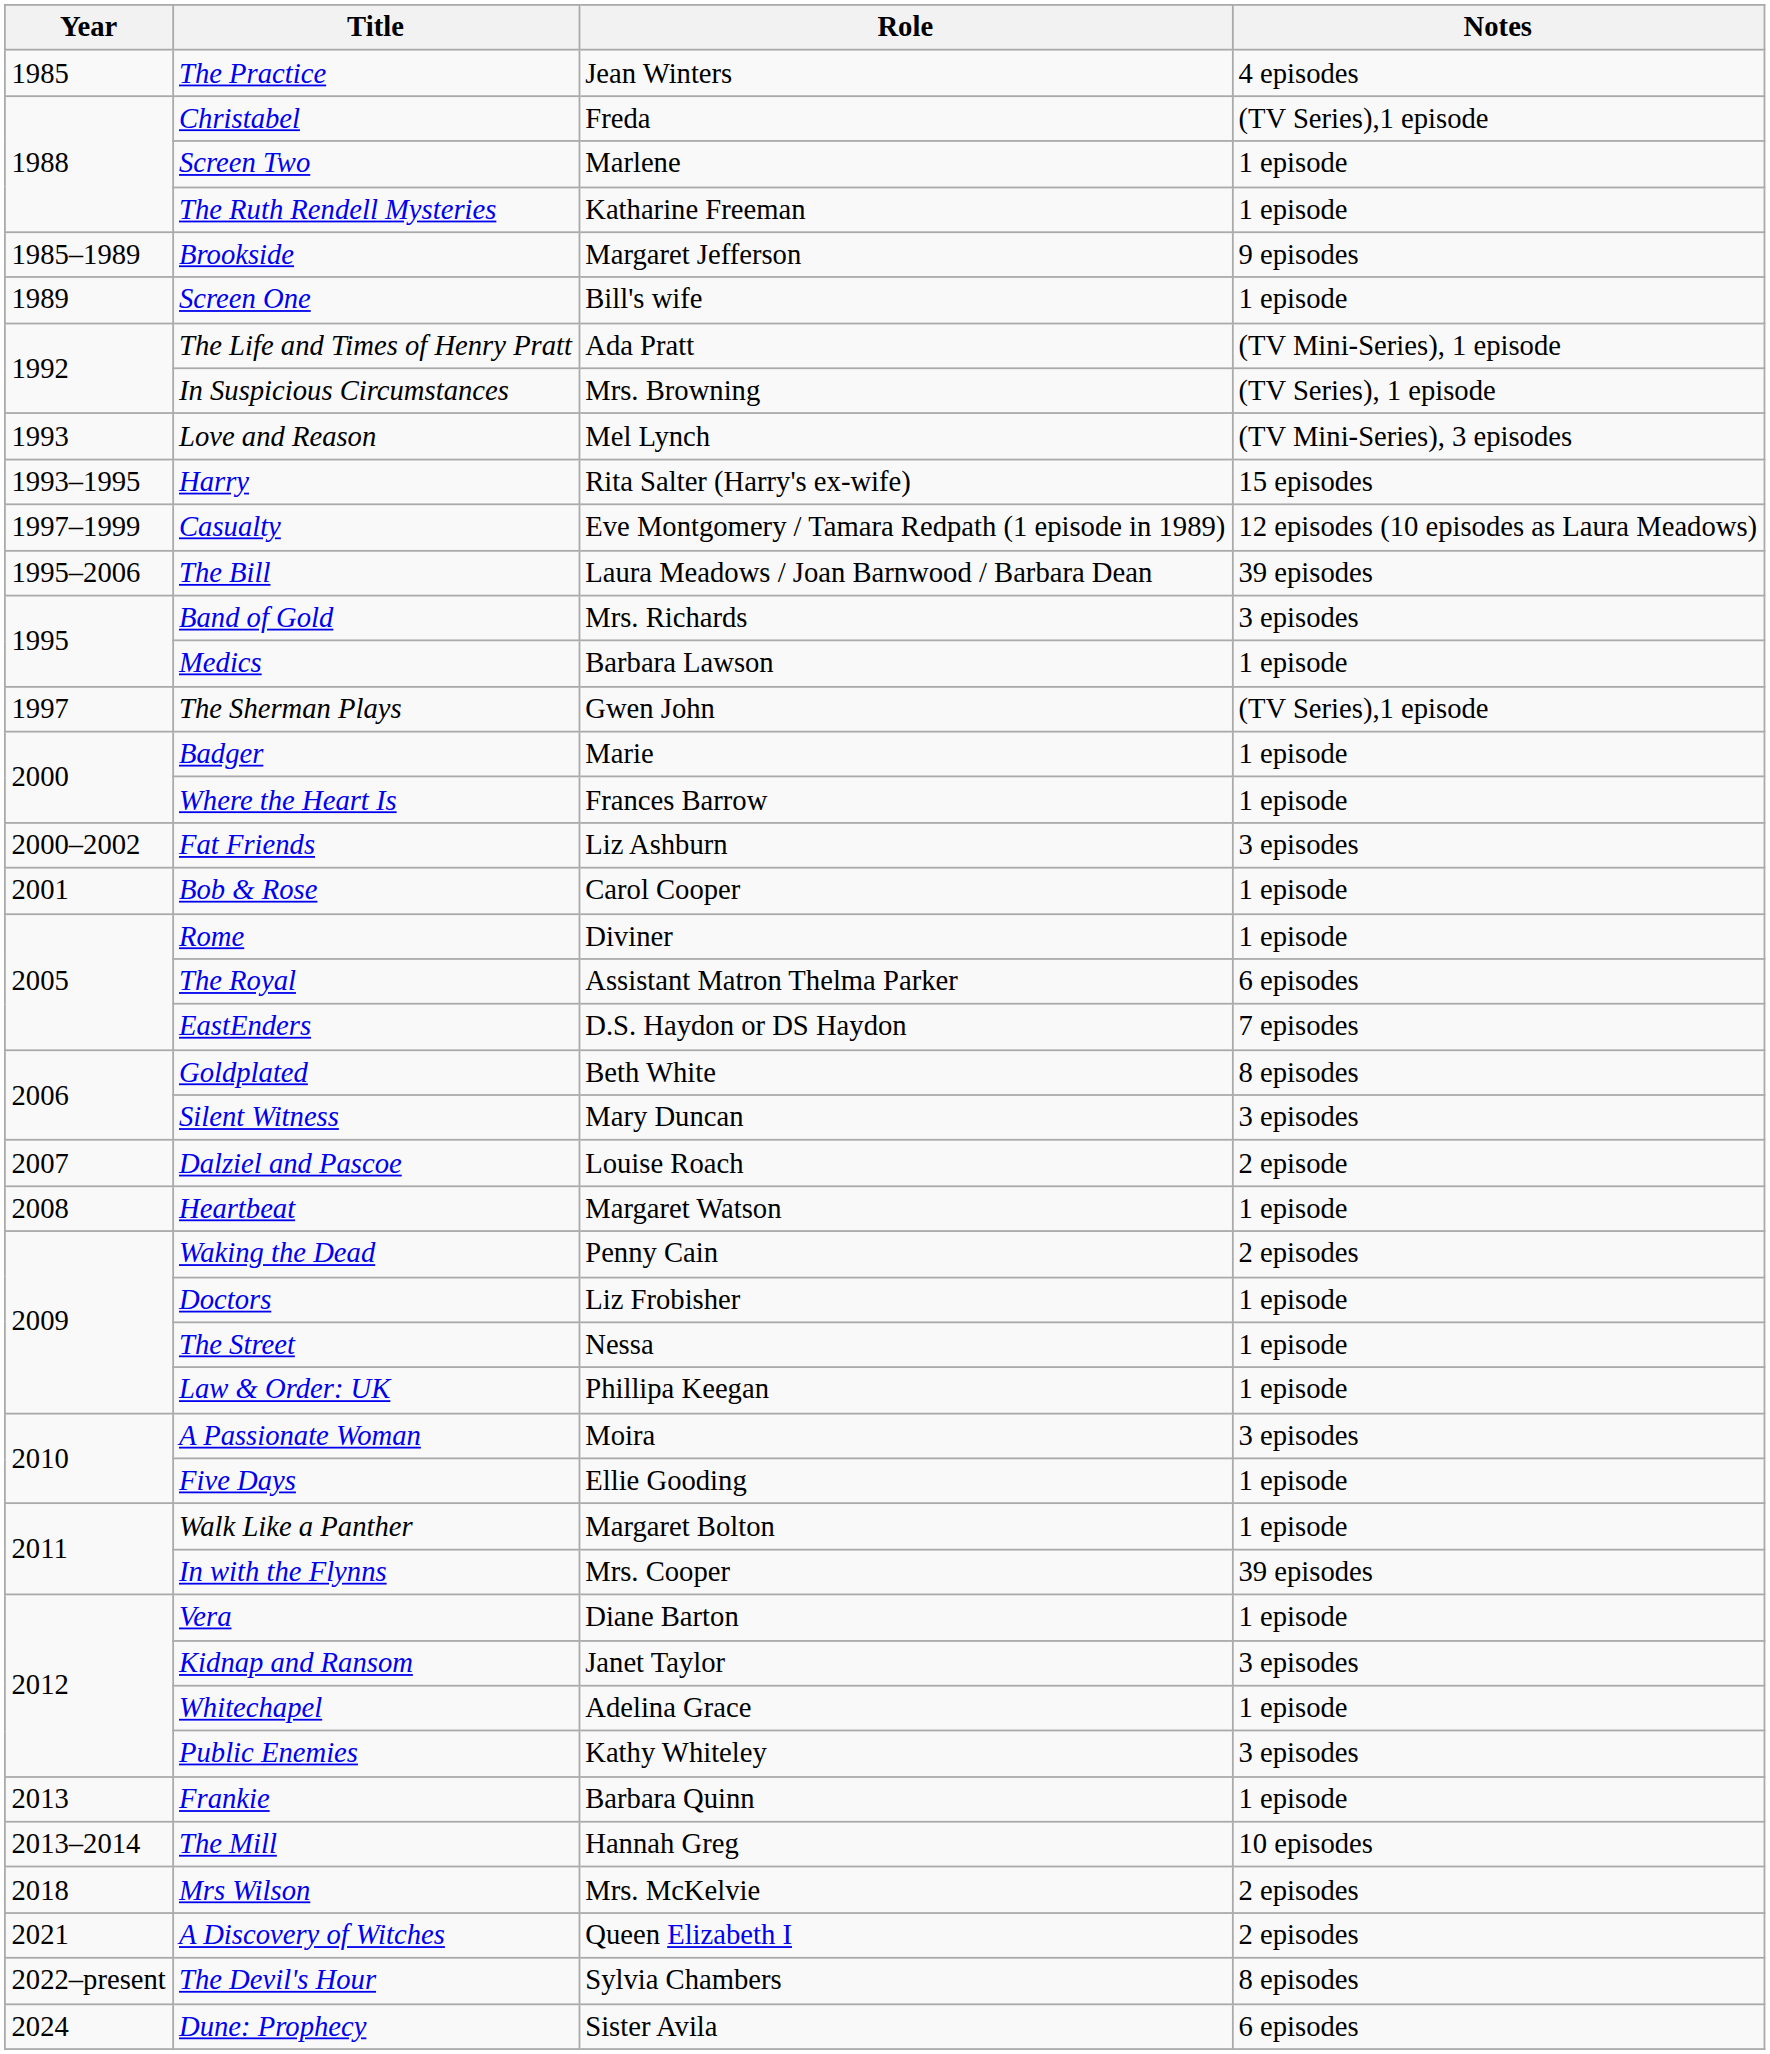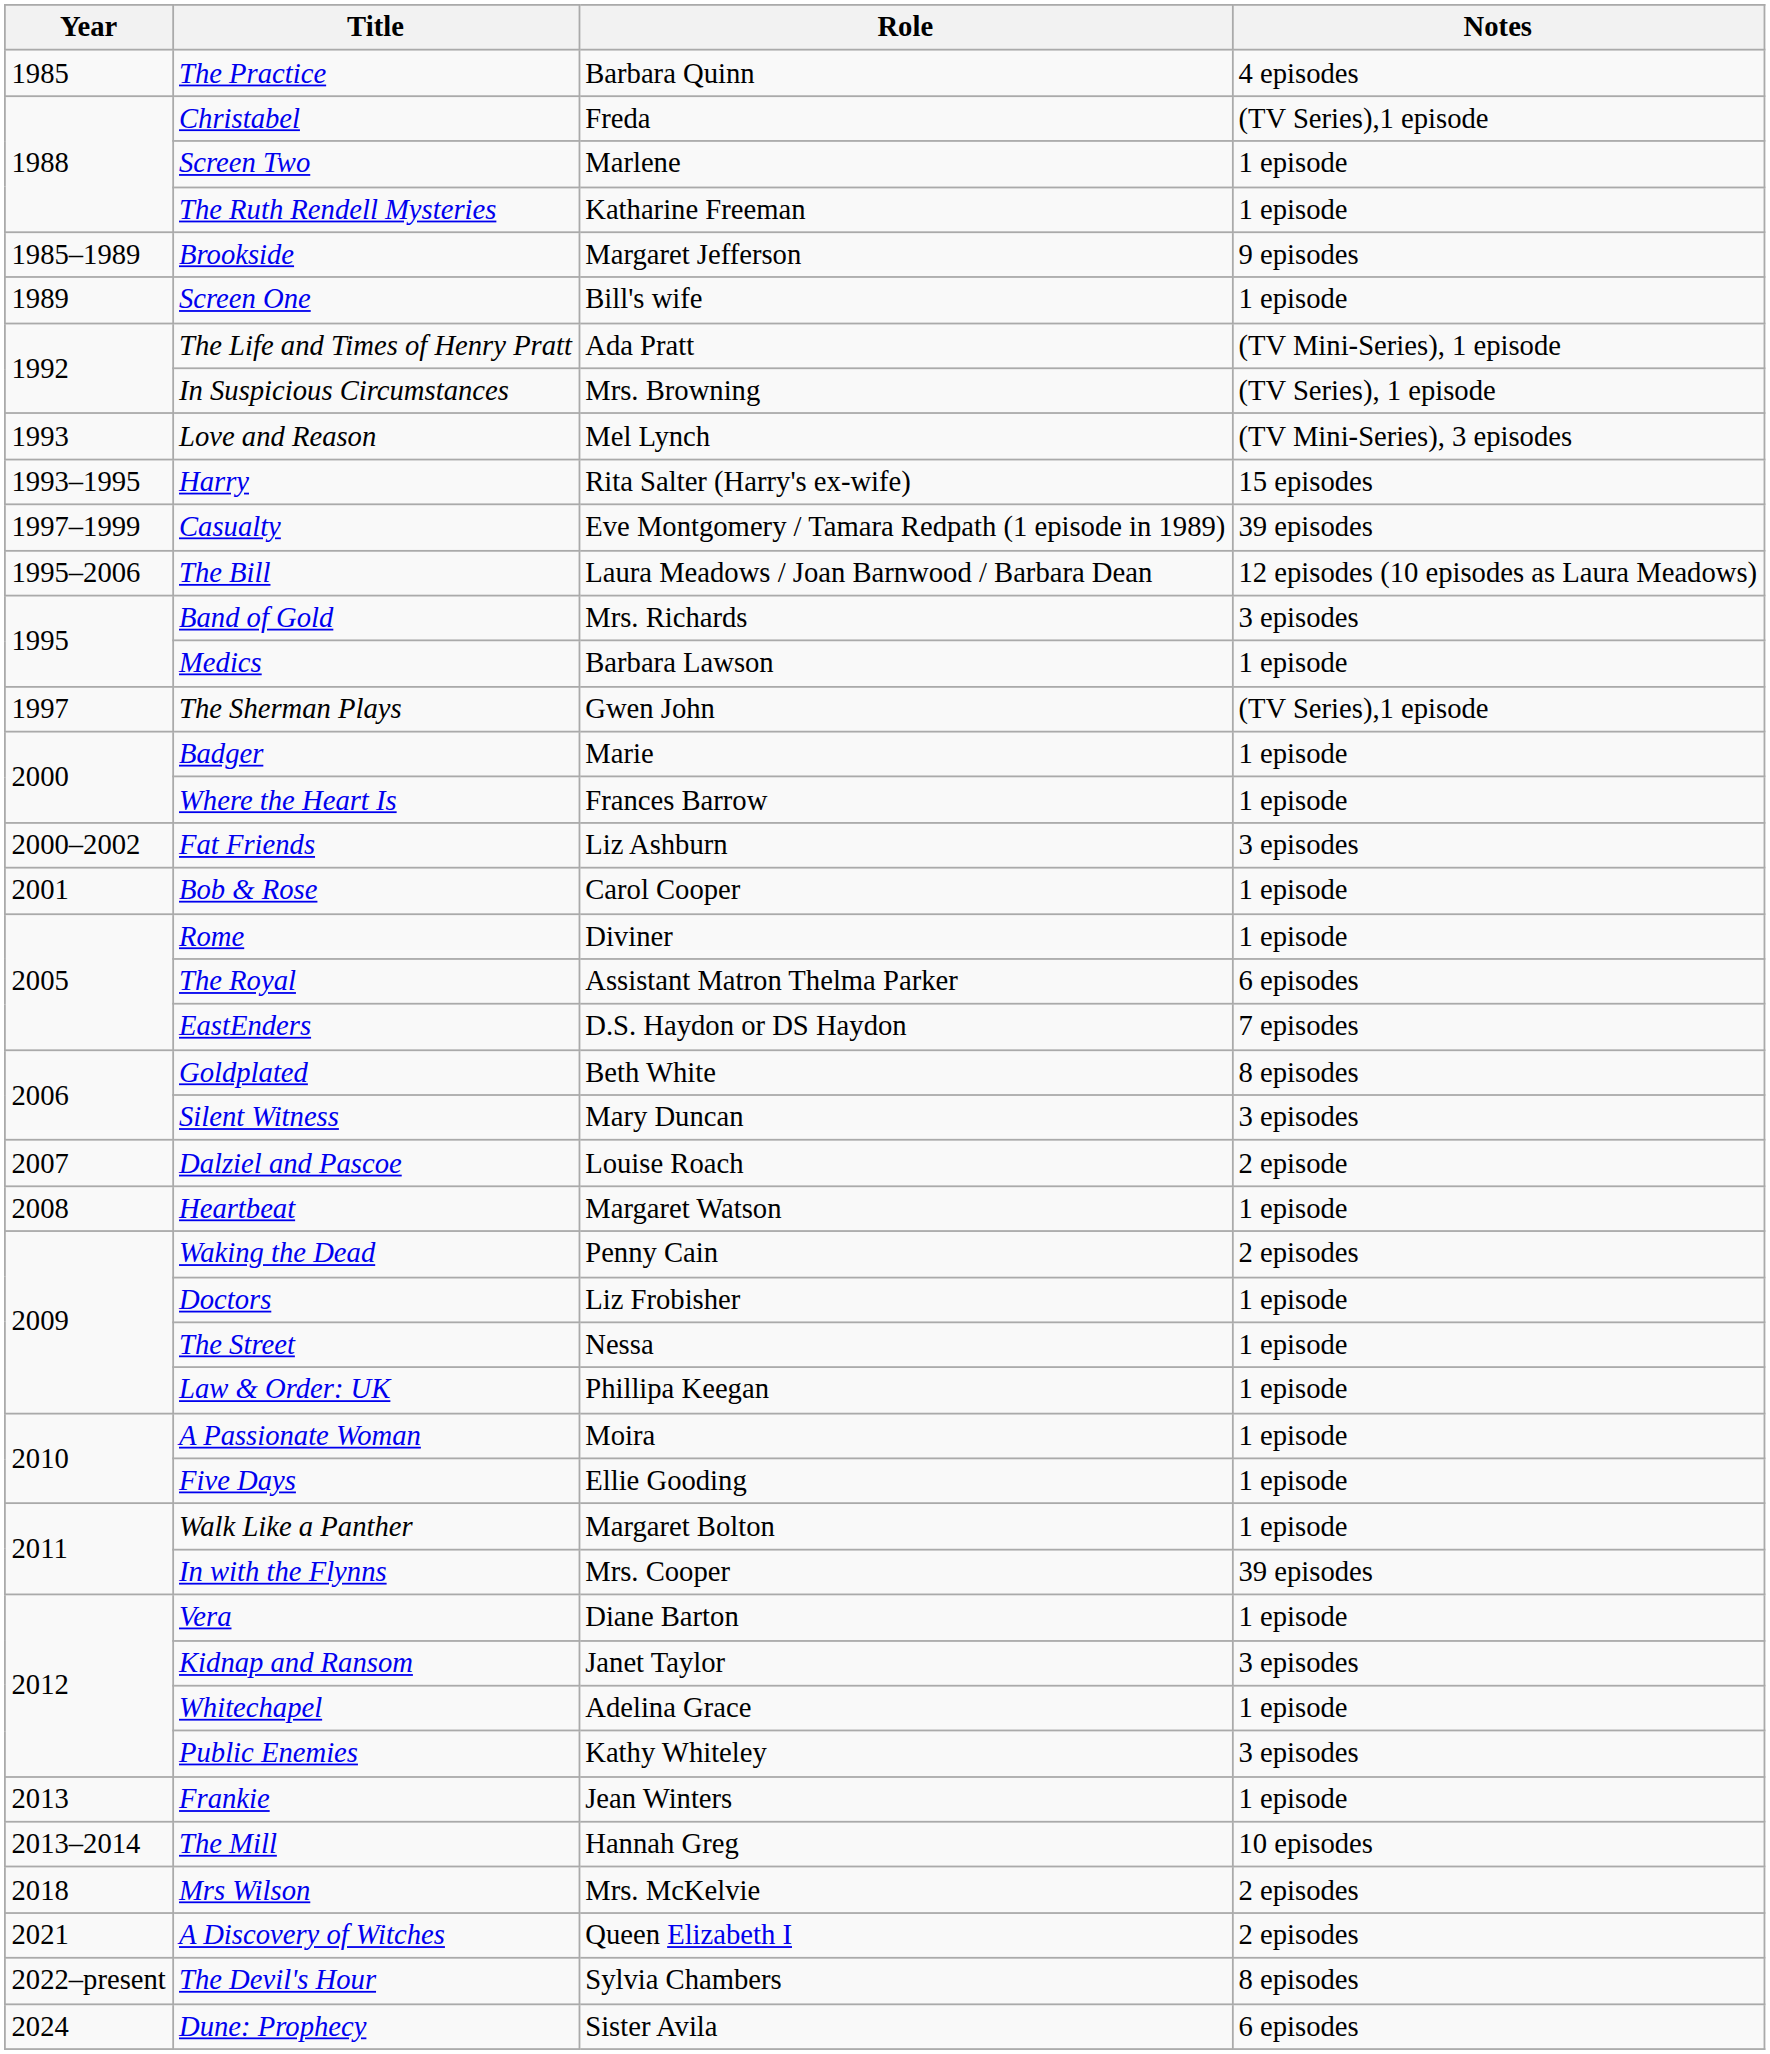(659, 72) Jean Winters -> (670, 72) Barbara Quinn
(1498, 526) 12 episodes (10 episodes as Laura Meadows) -> (1306, 526) 39 episodes
(1306, 572) 39 episodes -> (1498, 572) 12 episodes (10 episodes as Laura Meadows)
(1299, 1435) 3 episodes -> (1293, 1435) 1 episode
(670, 1798) Barbara Quinn -> (659, 1798) Jean Winters
